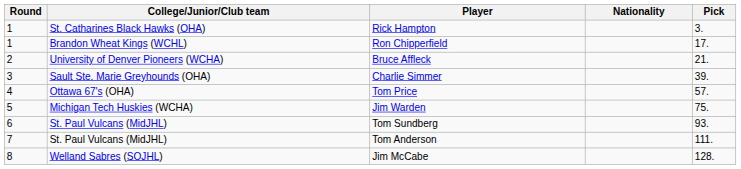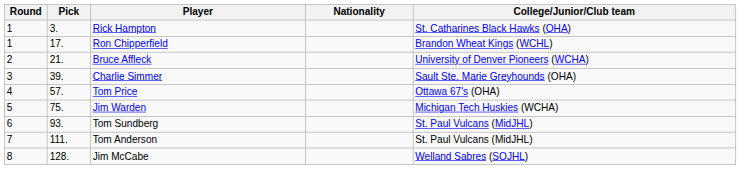columns swapped: (714, 12) <-> (209, 12)
